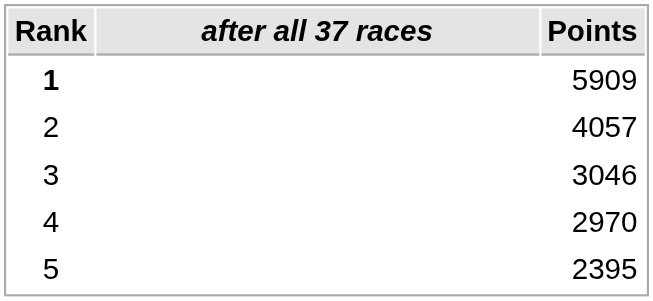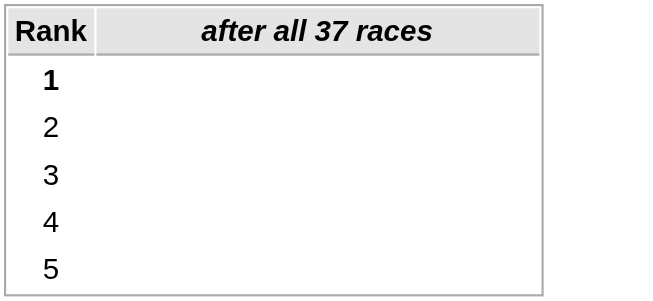- column: (592, 31)
